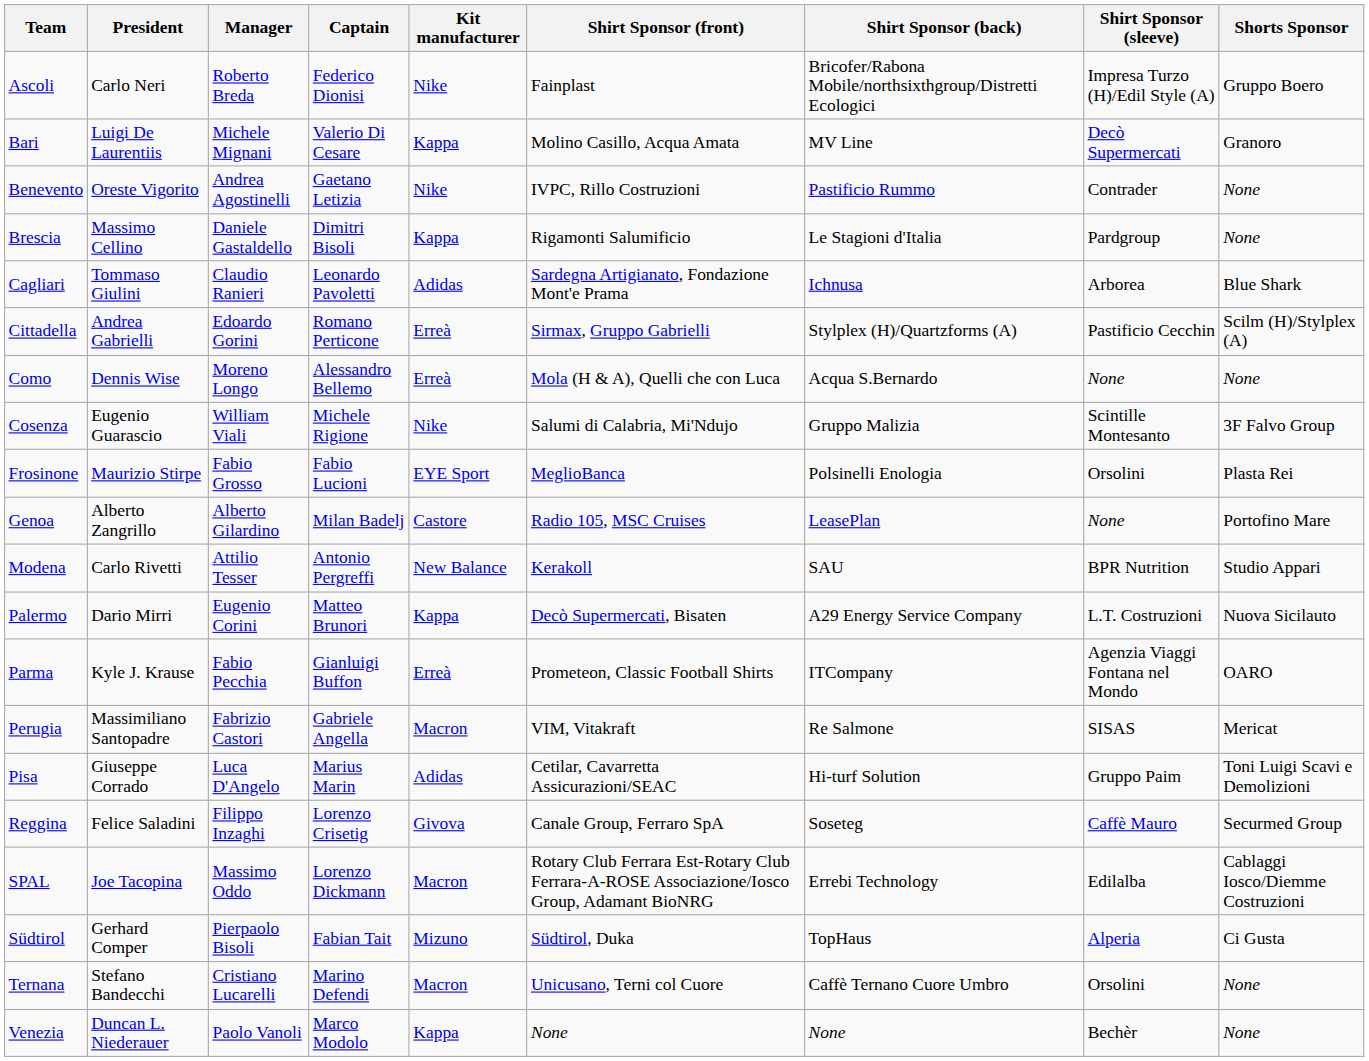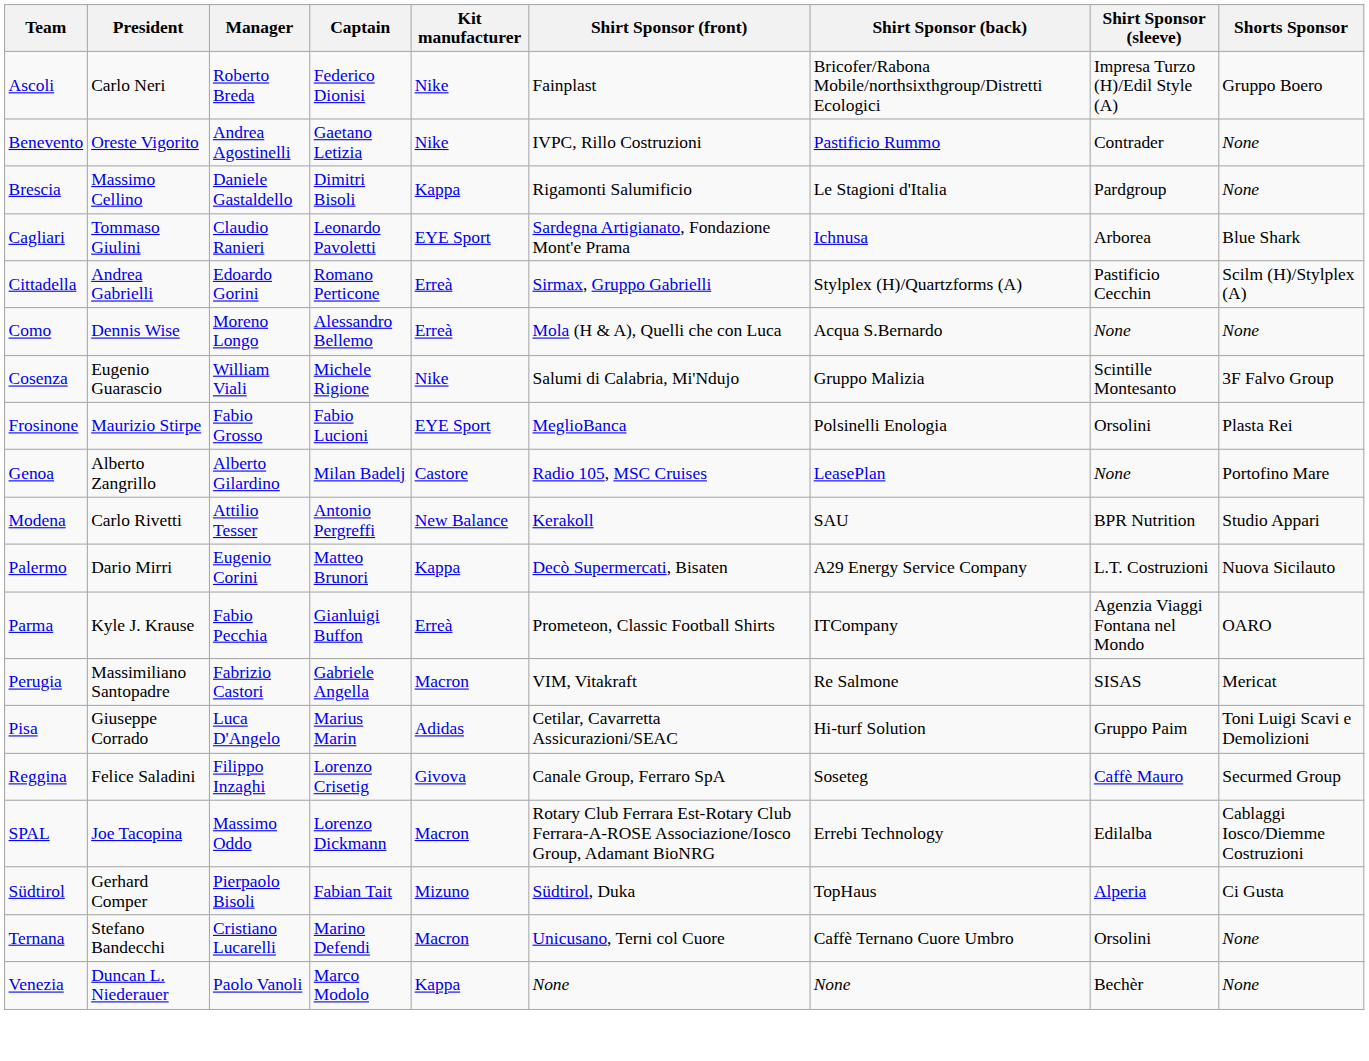- row: (24, 142)
(438, 284) Adidas -> (453, 236) EYE Sport
